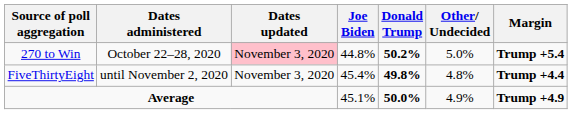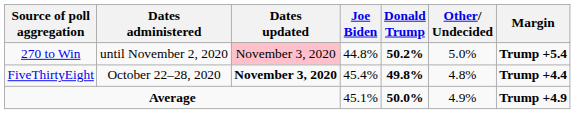(164, 53) October 22–28, 2020 -> (164, 53) until November 2, 2020
(164, 75) until November 2, 2020 -> (164, 75) October 22–28, 2020
(284, 75) normal -> (286, 75) bold
